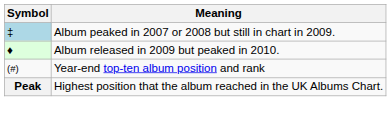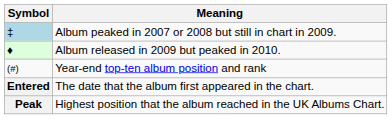+ row: (185, 86)
